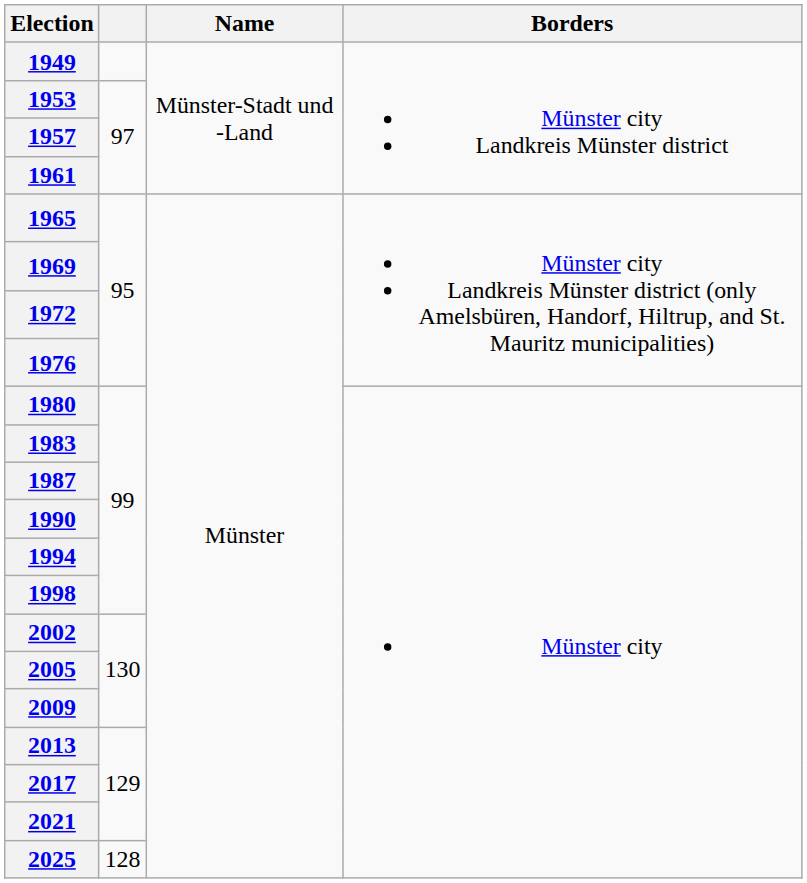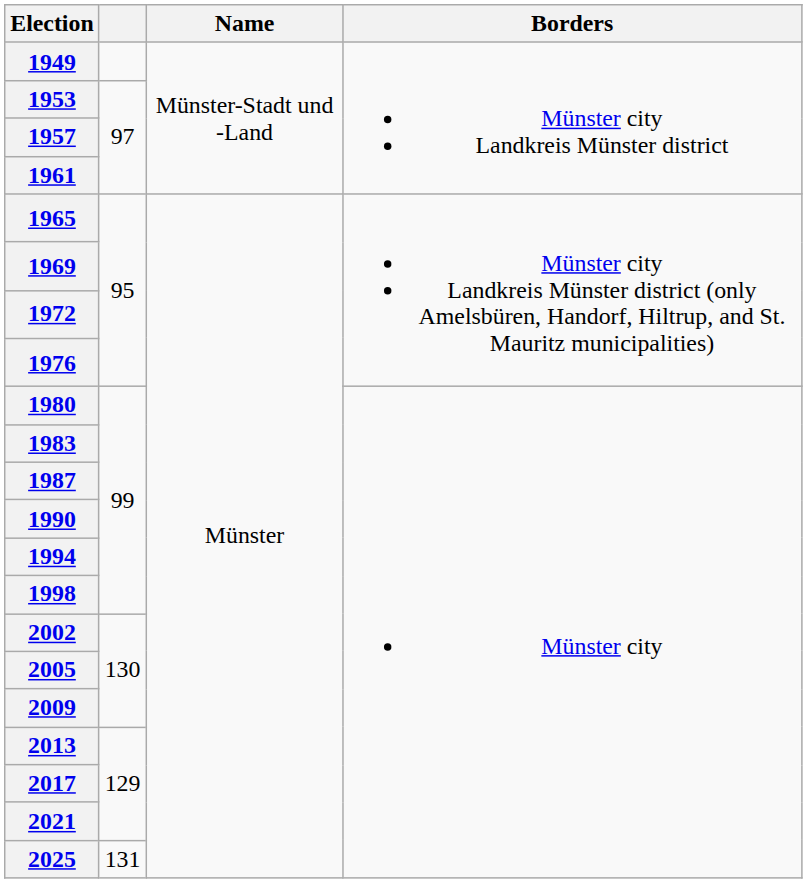(123, 858) 128 -> (123, 858) 131
